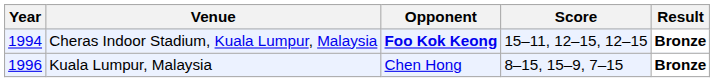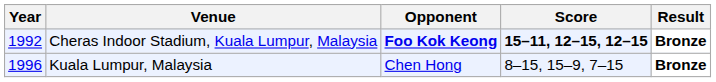(25, 41) 1994 -> (25, 41) 1992
(576, 41) normal -> (576, 41) bold
